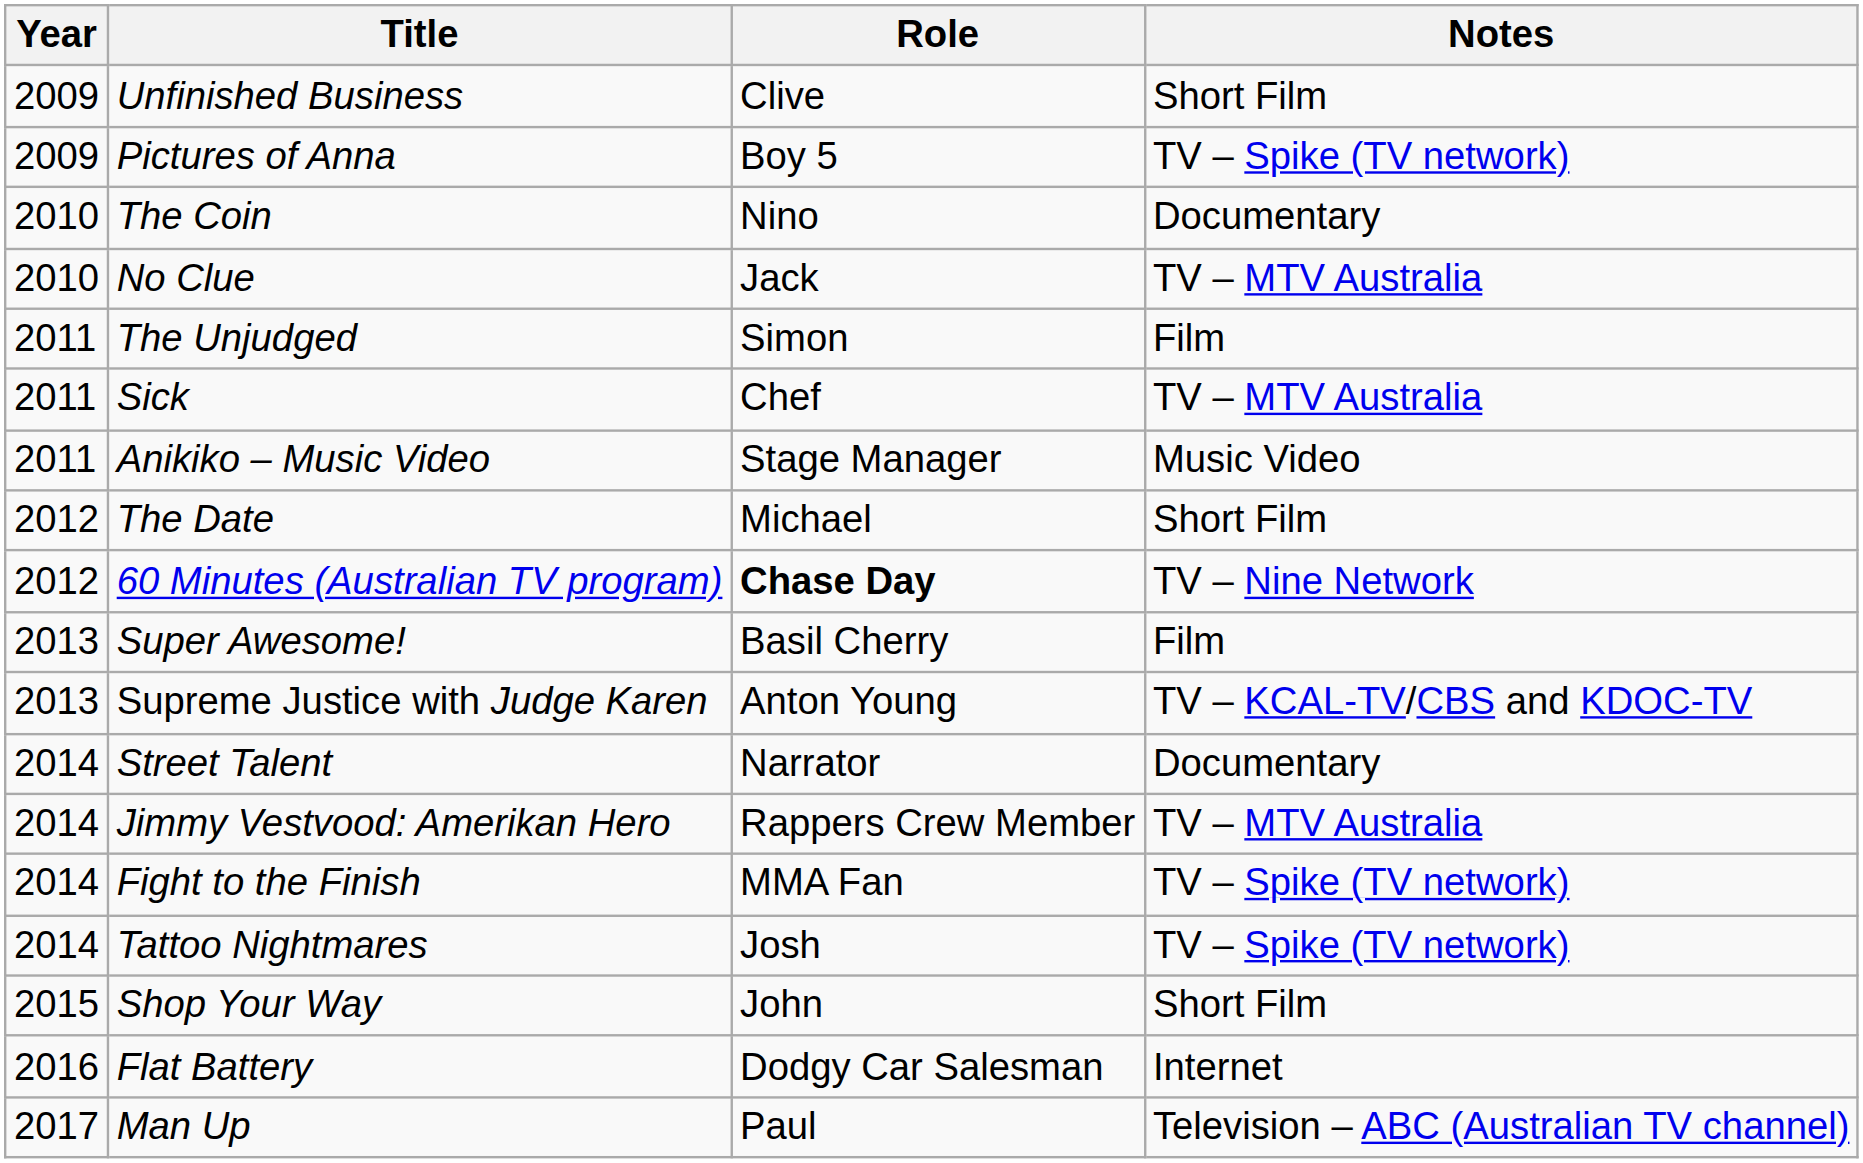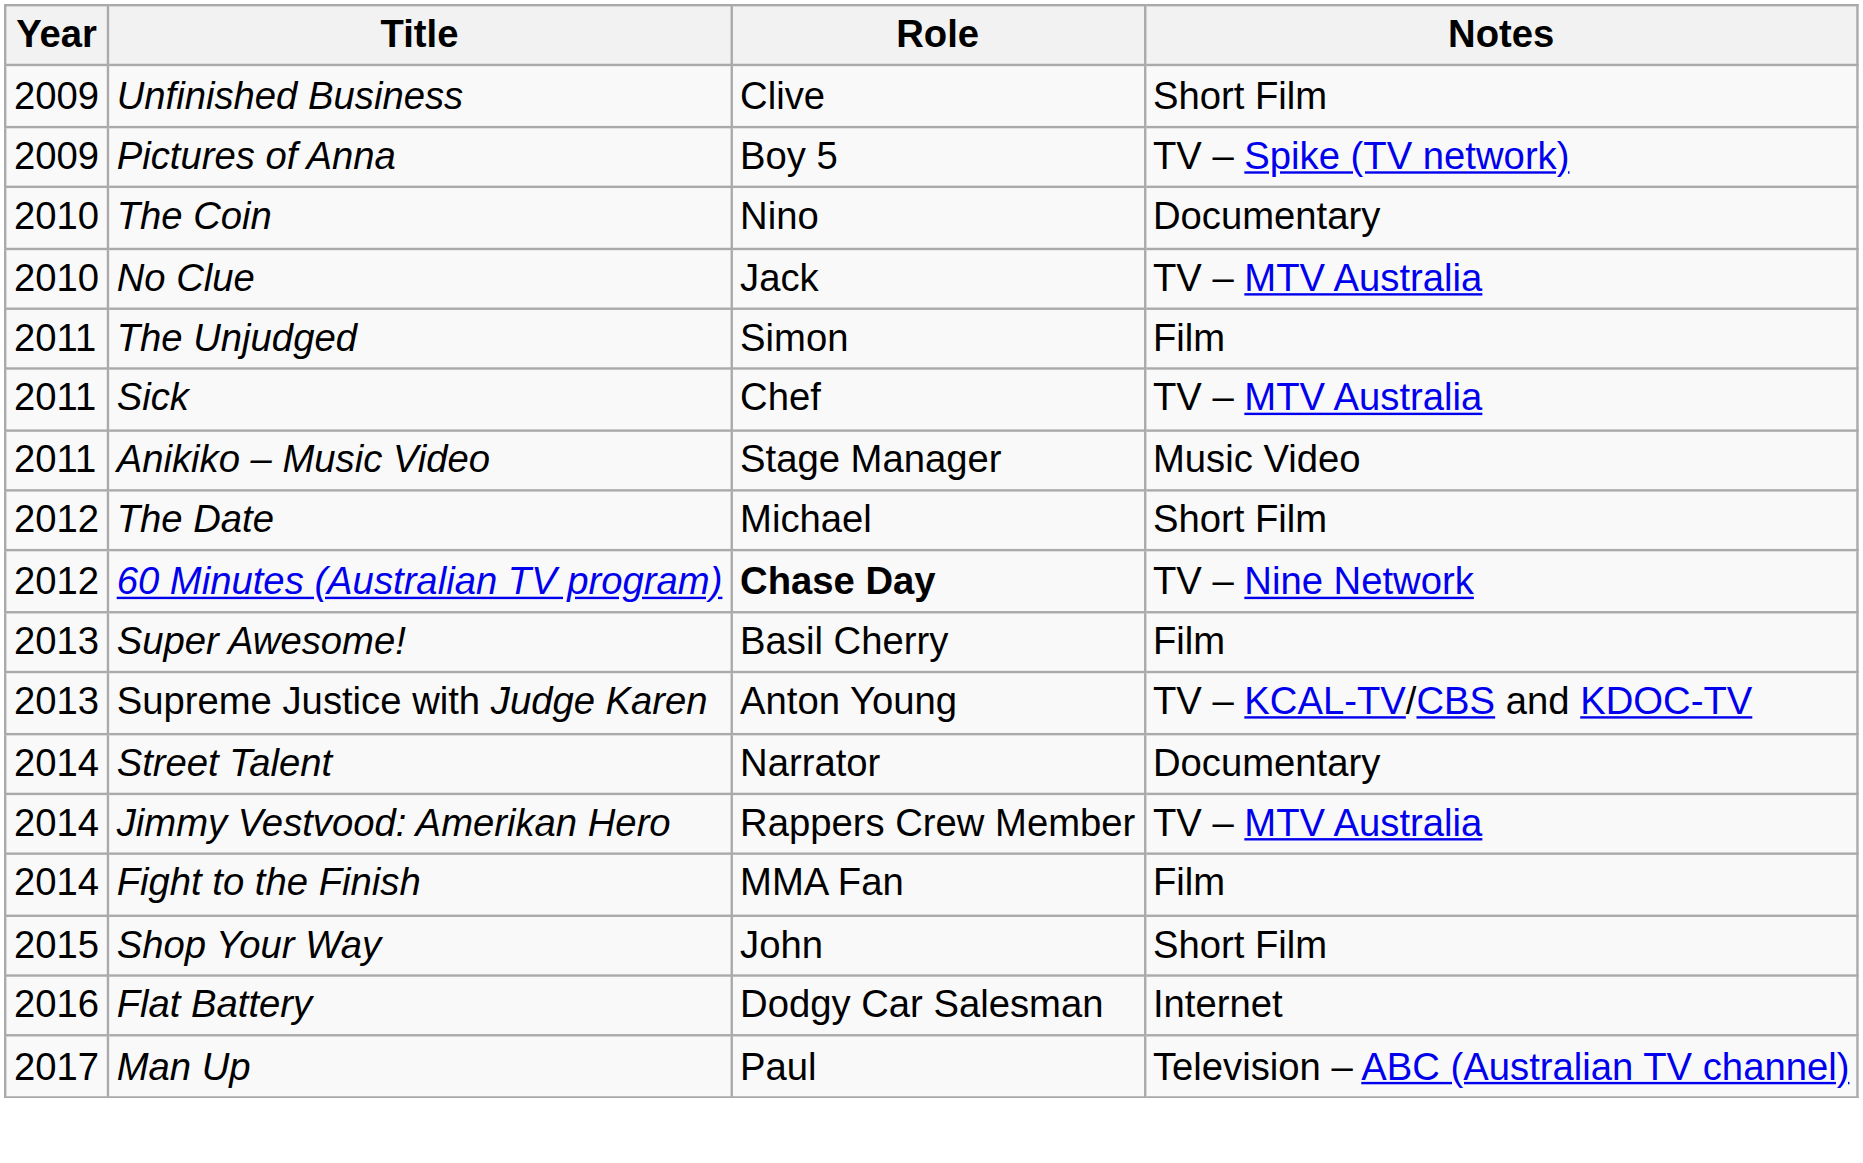(1361, 883) TV – Spike (TV network) -> (1189, 883) Film
- row: (272, 944)
